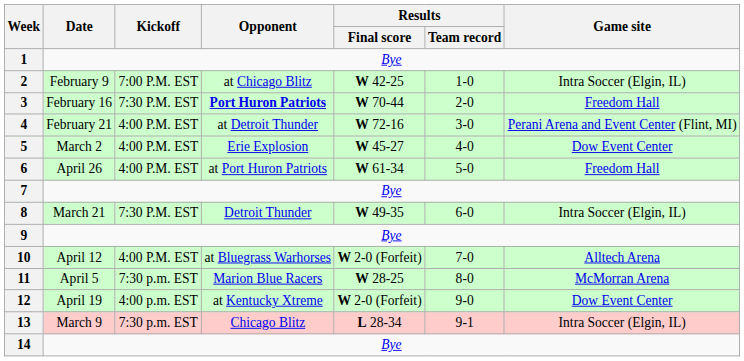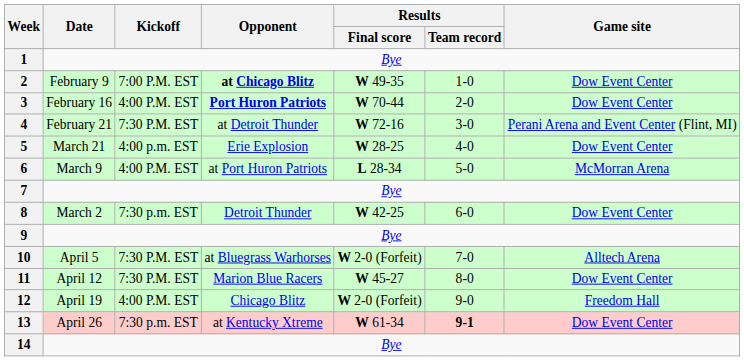(268, 81) normal -> (268, 81) bold
(380, 81) W 42-25 -> (380, 81) W 49-35
(622, 81) Intra Soccer (Elgin, IL) -> (622, 81) Dow Event Center
(158, 103) 7:30 P.M. EST -> (158, 103) 4:00 P.M. EST
(622, 103) Freedom Hall -> (622, 103) Dow Event Center
(158, 125) 4:00 P.M. EST -> (158, 125) 7:30 P.M. EST
(79, 146) March 2 -> (79, 146) March 21
(158, 146) 4:00 P.M. EST -> (158, 146) 4:00 p.m. EST
(380, 146) W 45-27 -> (380, 146) W 28-25
(79, 168) April 26 -> (79, 168) March 9
(380, 168) W 61-34 -> (380, 168) L 28-34
(622, 168) Freedom Hall -> (622, 168) McMorran Arena
(79, 212) March 21 -> (79, 212) March 2
(158, 212) 7:30 P.M. EST -> (158, 212) 7:30 p.m. EST
(380, 212) W 49-35 -> (380, 212) W 42-25
(622, 212) Intra Soccer (Elgin, IL) -> (622, 212) Dow Event Center
(79, 256) April 12 -> (79, 256) April 5
(158, 256) 4:00 P.M. EST -> (158, 256) 7:30 P.M. EST
(79, 278) April 5 -> (79, 278) April 12
(158, 278) 7:30 p.m. EST -> (158, 278) 7:30 P.M. EST
(380, 278) W 28-25 -> (380, 278) W 45-27
(622, 278) McMorran Arena -> (622, 278) Dow Event Center
(158, 300) 4:00 p.m. EST -> (158, 300) 4:00 P.M. EST
(268, 300) at Kentucky Xtreme -> (268, 300) Chicago Blitz
(622, 300) Dow Event Center -> (622, 300) Freedom Hall
(79, 322) March 9 -> (79, 322) April 26
(268, 322) Chicago Blitz -> (268, 322) at Kentucky Xtreme
(380, 322) L 28-34 -> (380, 322) W 61-34
(465, 322) normal -> (465, 322) bold
(622, 322) Intra Soccer (Elgin, IL) -> (622, 322) Dow Event Center
